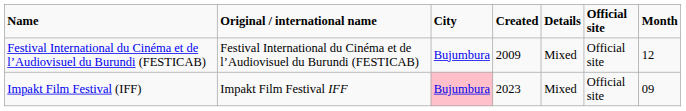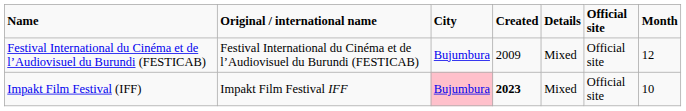(508, 89) normal -> (508, 89) bold
(648, 89) 09 -> (648, 89) 10
